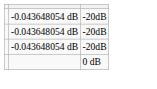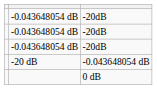+ row: (24, 62)
